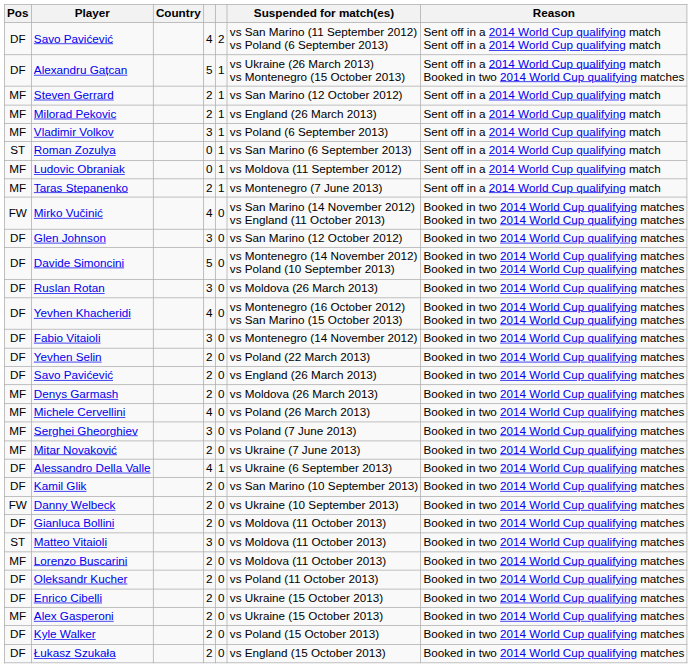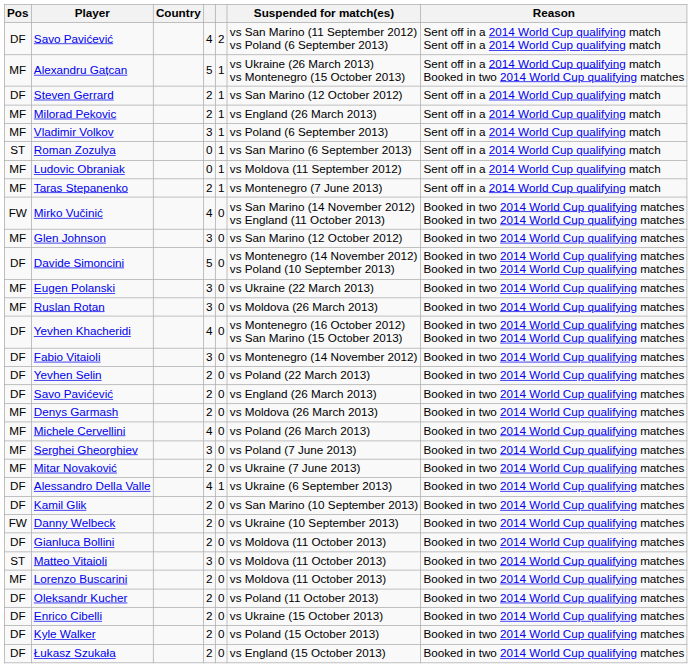(18, 70) DF -> (18, 70) MF
(18, 95) MF -> (18, 95) DF
(18, 238) DF -> (18, 238) MF
+ row: (74, 288)
(18, 288) DF -> (18, 307) MF
- row: (74, 616)
